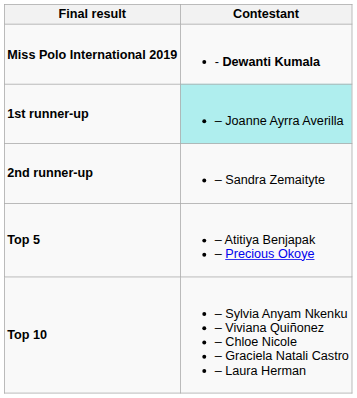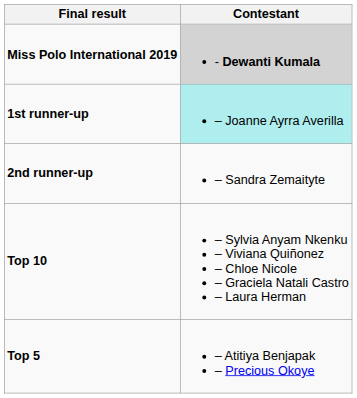(266, 61) no background -> (266, 61) lightgrey background
rows swapped: (24, 240) <-> (27, 335)
